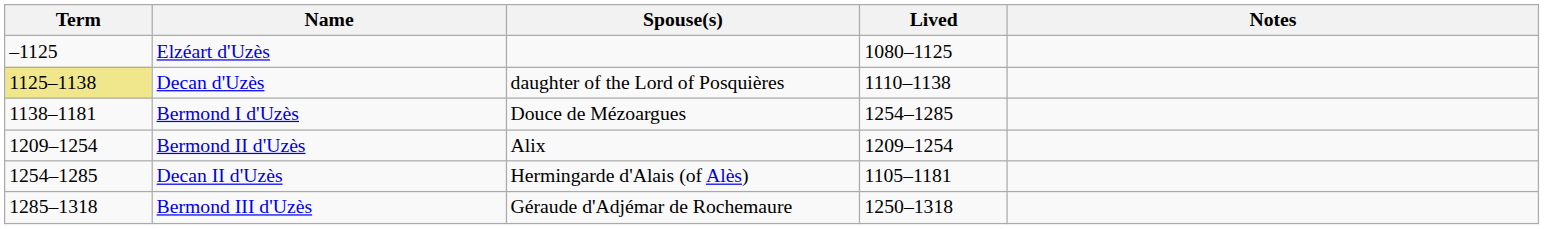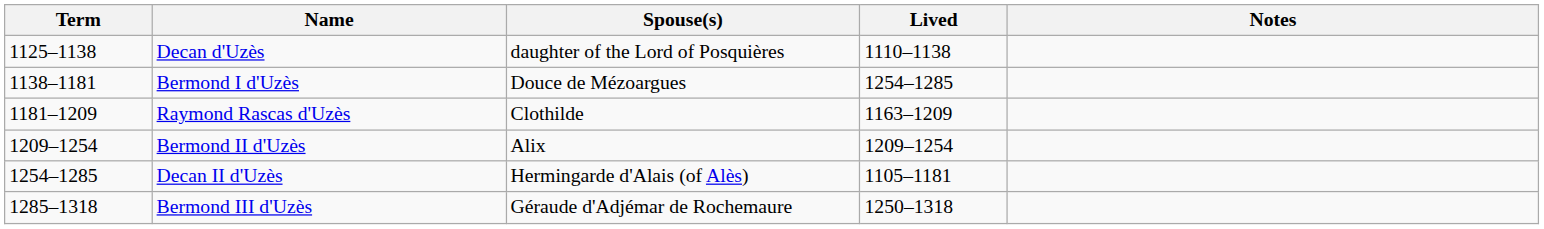- row: (213, 51)
(53, 82) khaki background -> (53, 51) no background
+ row: (253, 113)
